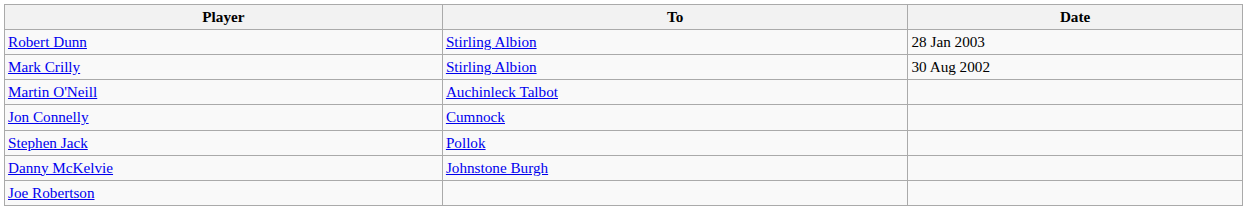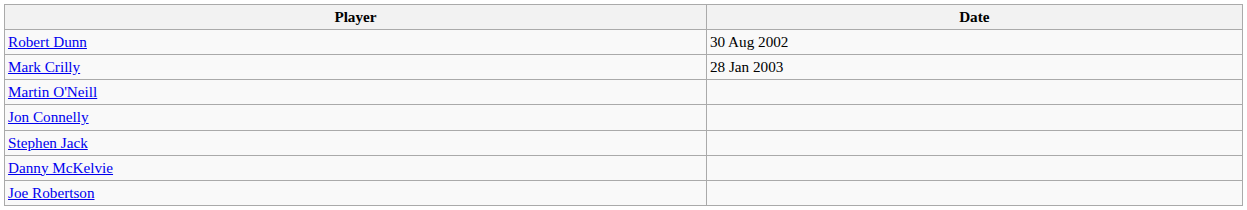- column: (675, 17)
(948, 42) 28 Jan 2003 -> (749, 42) 30 Aug 2002
(951, 67) 30 Aug 2002 -> (747, 67) 28 Jan 2003
